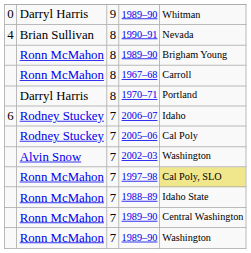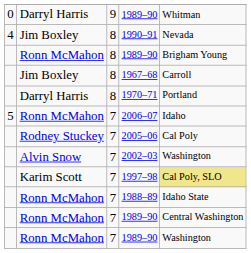(57, 34) Brian Sullivan -> (49, 34) Jim Boxley
(62, 75) Ronn McMahon -> (49, 75) Jim Boxley
(11, 116) 6 -> (11, 116) 5
(62, 116) Rodney Stuckey -> (62, 116) Ronn McMahon
(62, 177) Ronn McMahon -> (51, 177) Karim Scott
